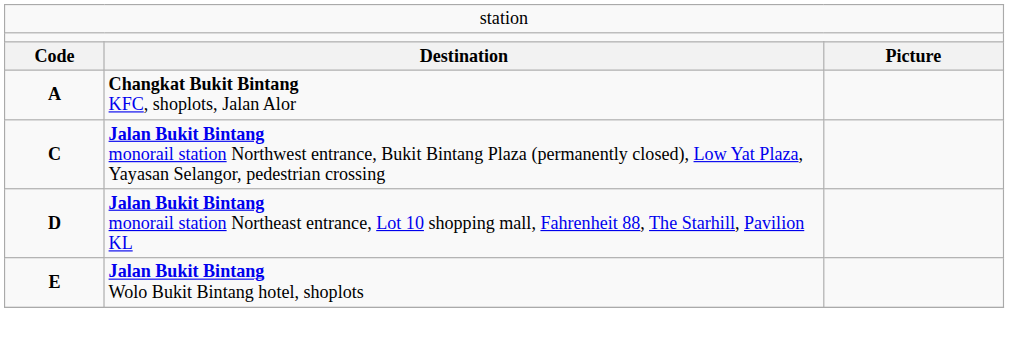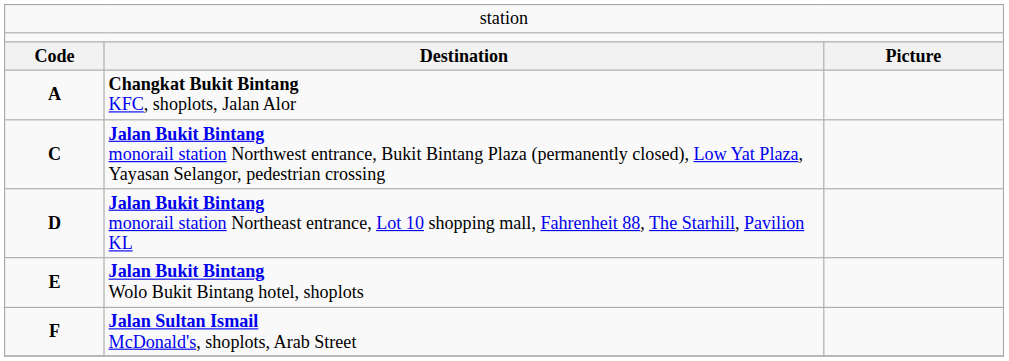+ row: (54, 331)
